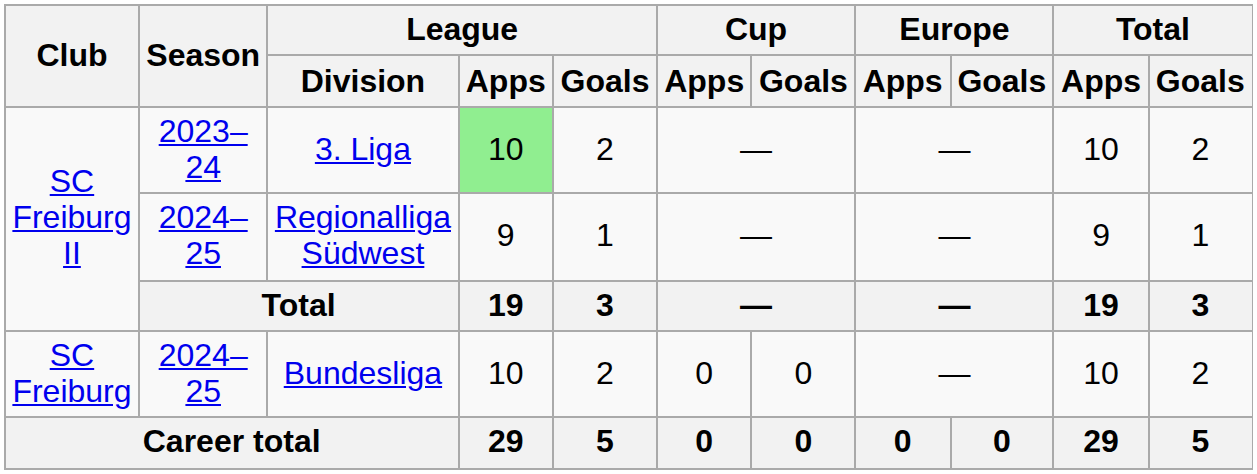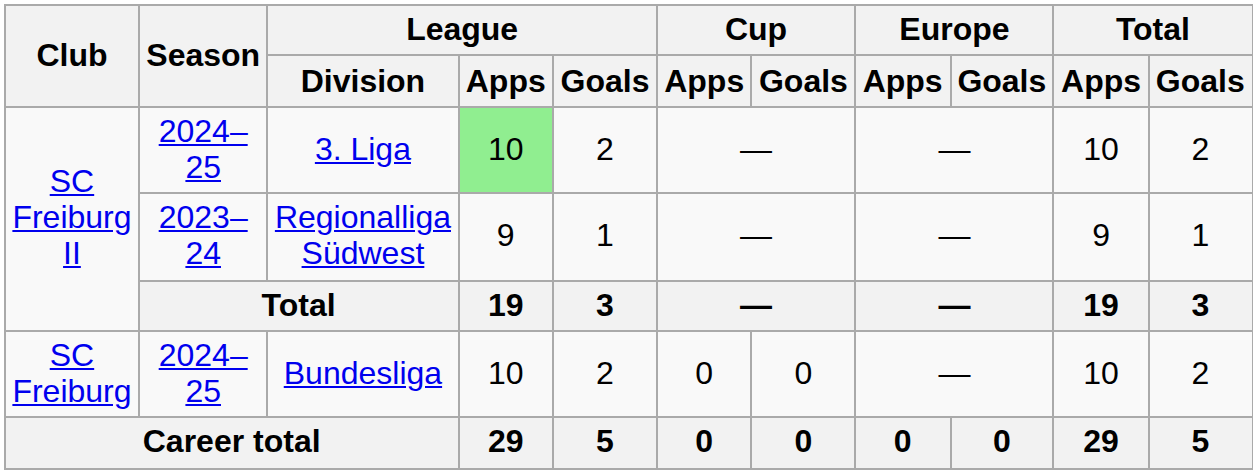(203, 149) 2023–24 -> (203, 149) 2024–25
(203, 236) 2024–25 -> (203, 236) 2023–24
